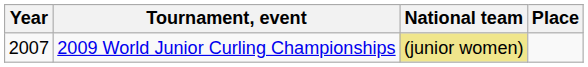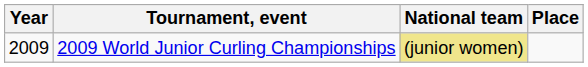(29, 47) 2007 -> (29, 47) 2009
